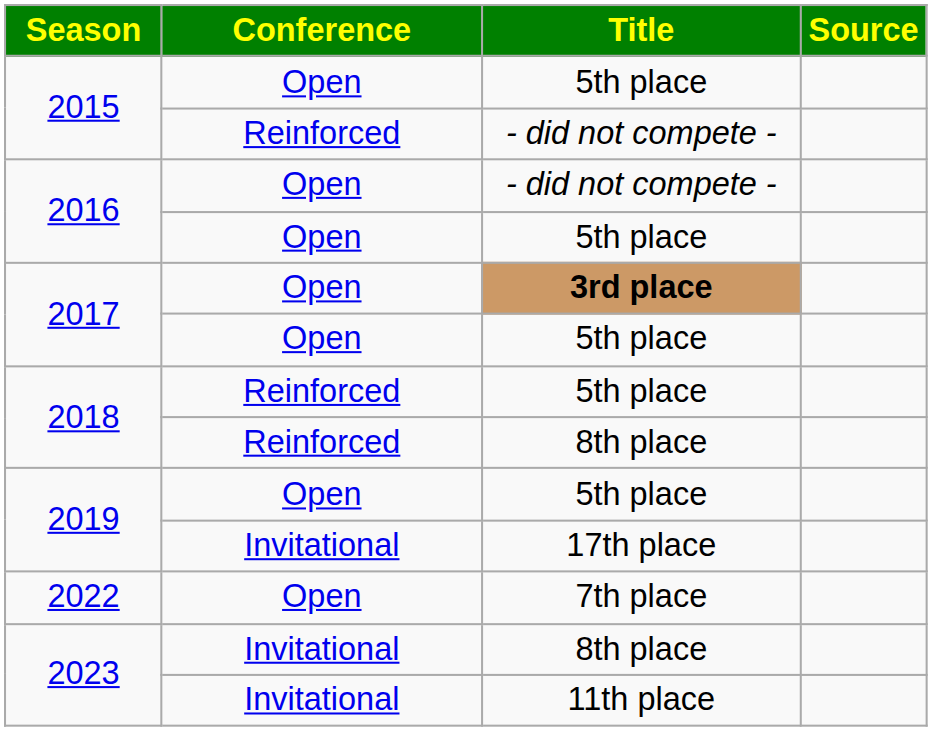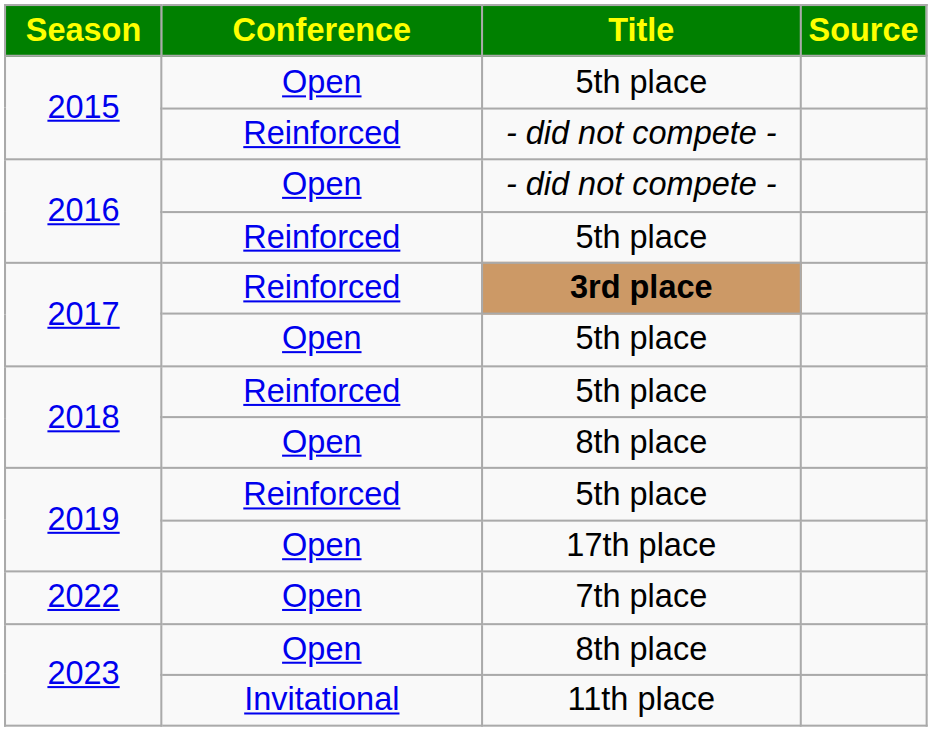(322, 236) Open -> (322, 236) Reinforced
(322, 287) Open -> (322, 287) Reinforced
(322, 442) Reinforced -> (322, 442) Open
(322, 493) Open -> (322, 493) Reinforced
(322, 545) Invitational -> (322, 545) Open
(322, 648) Invitational -> (322, 648) Open
